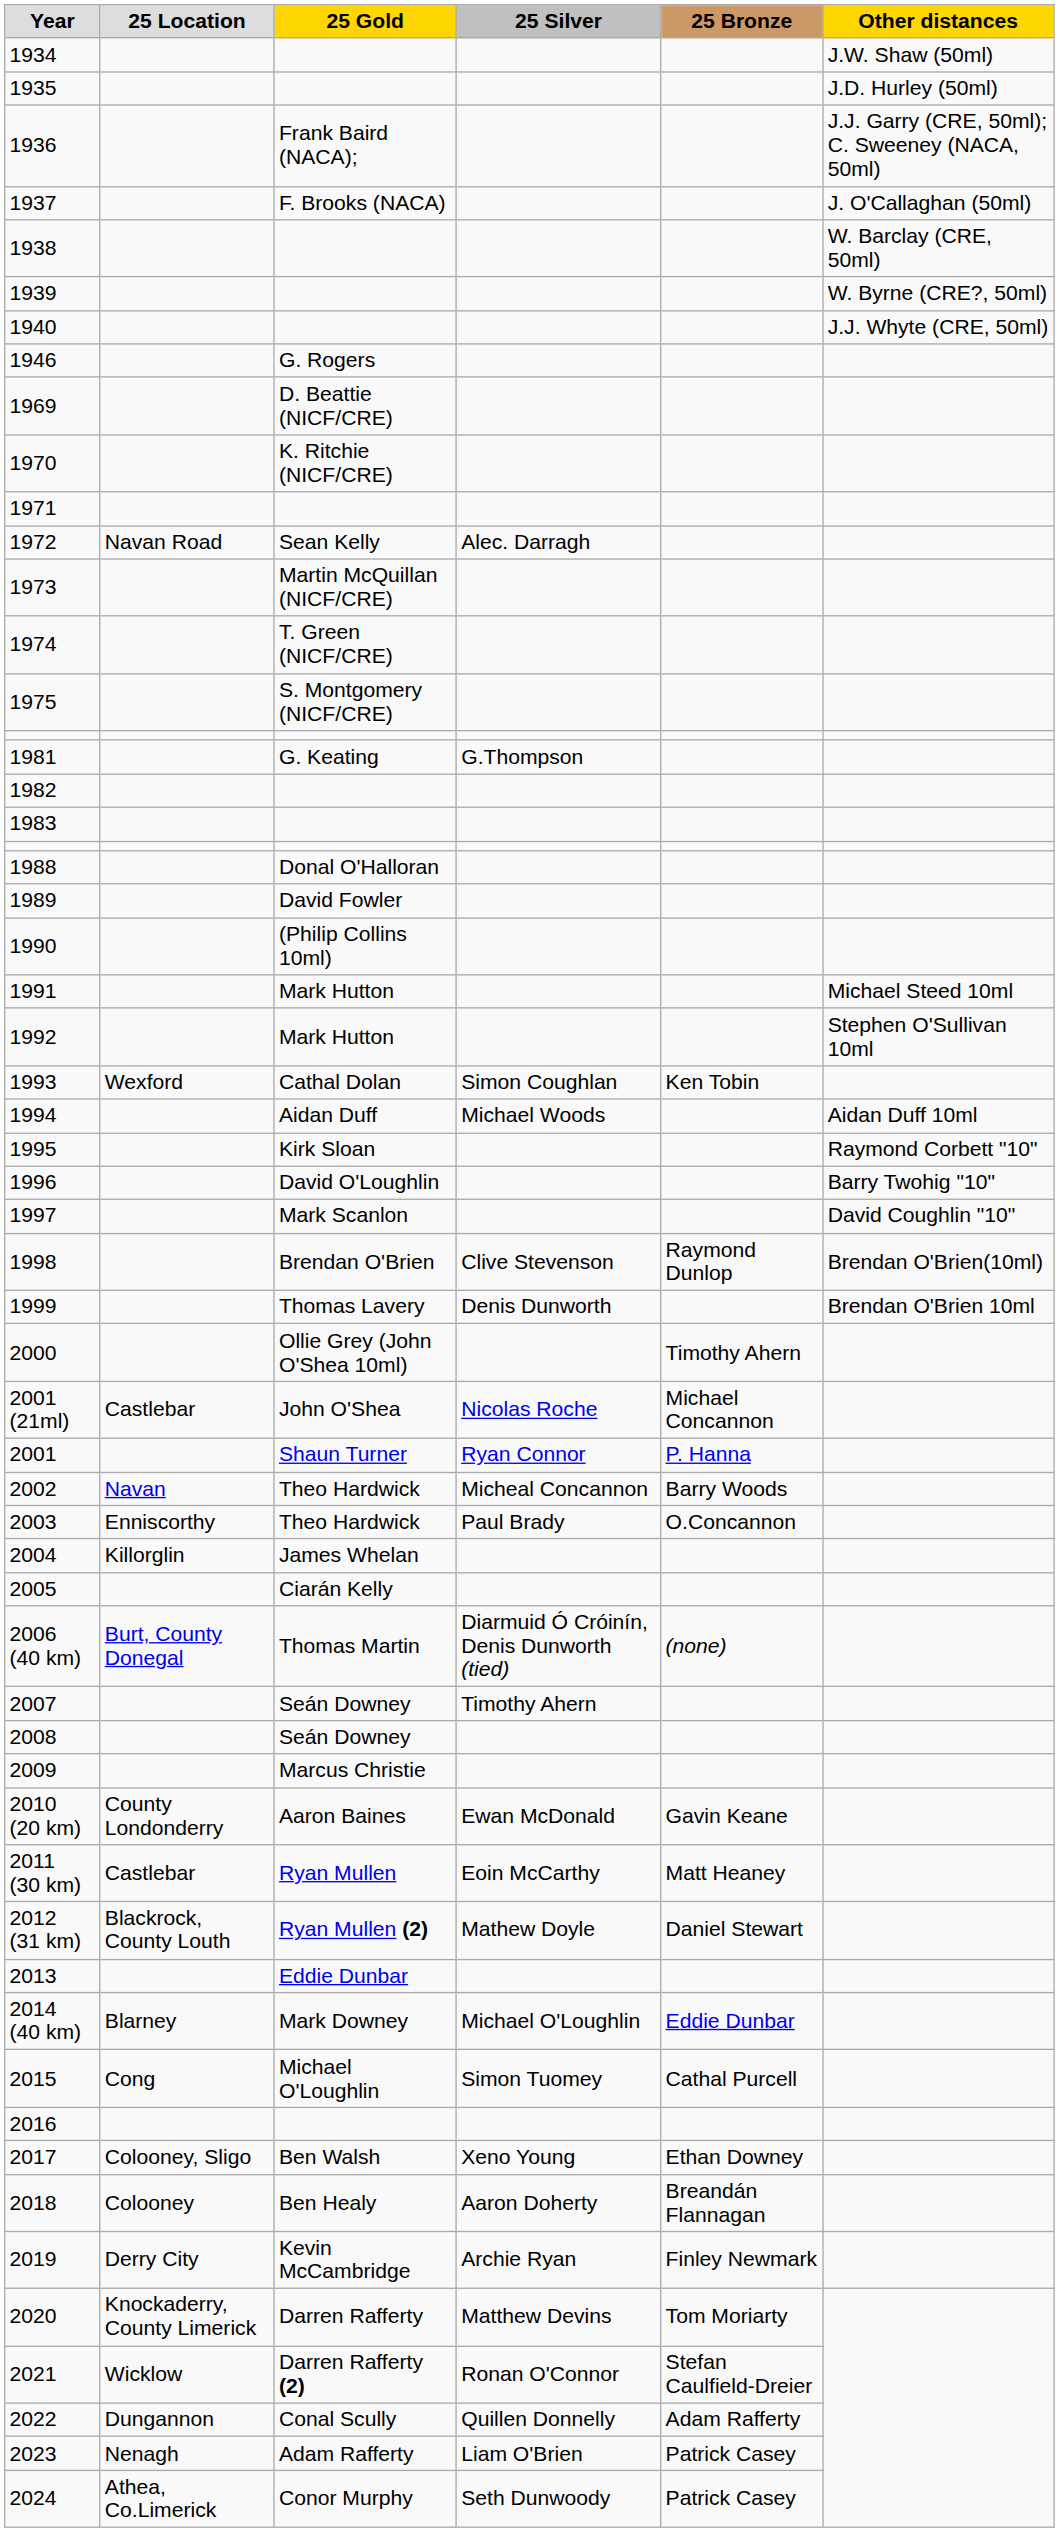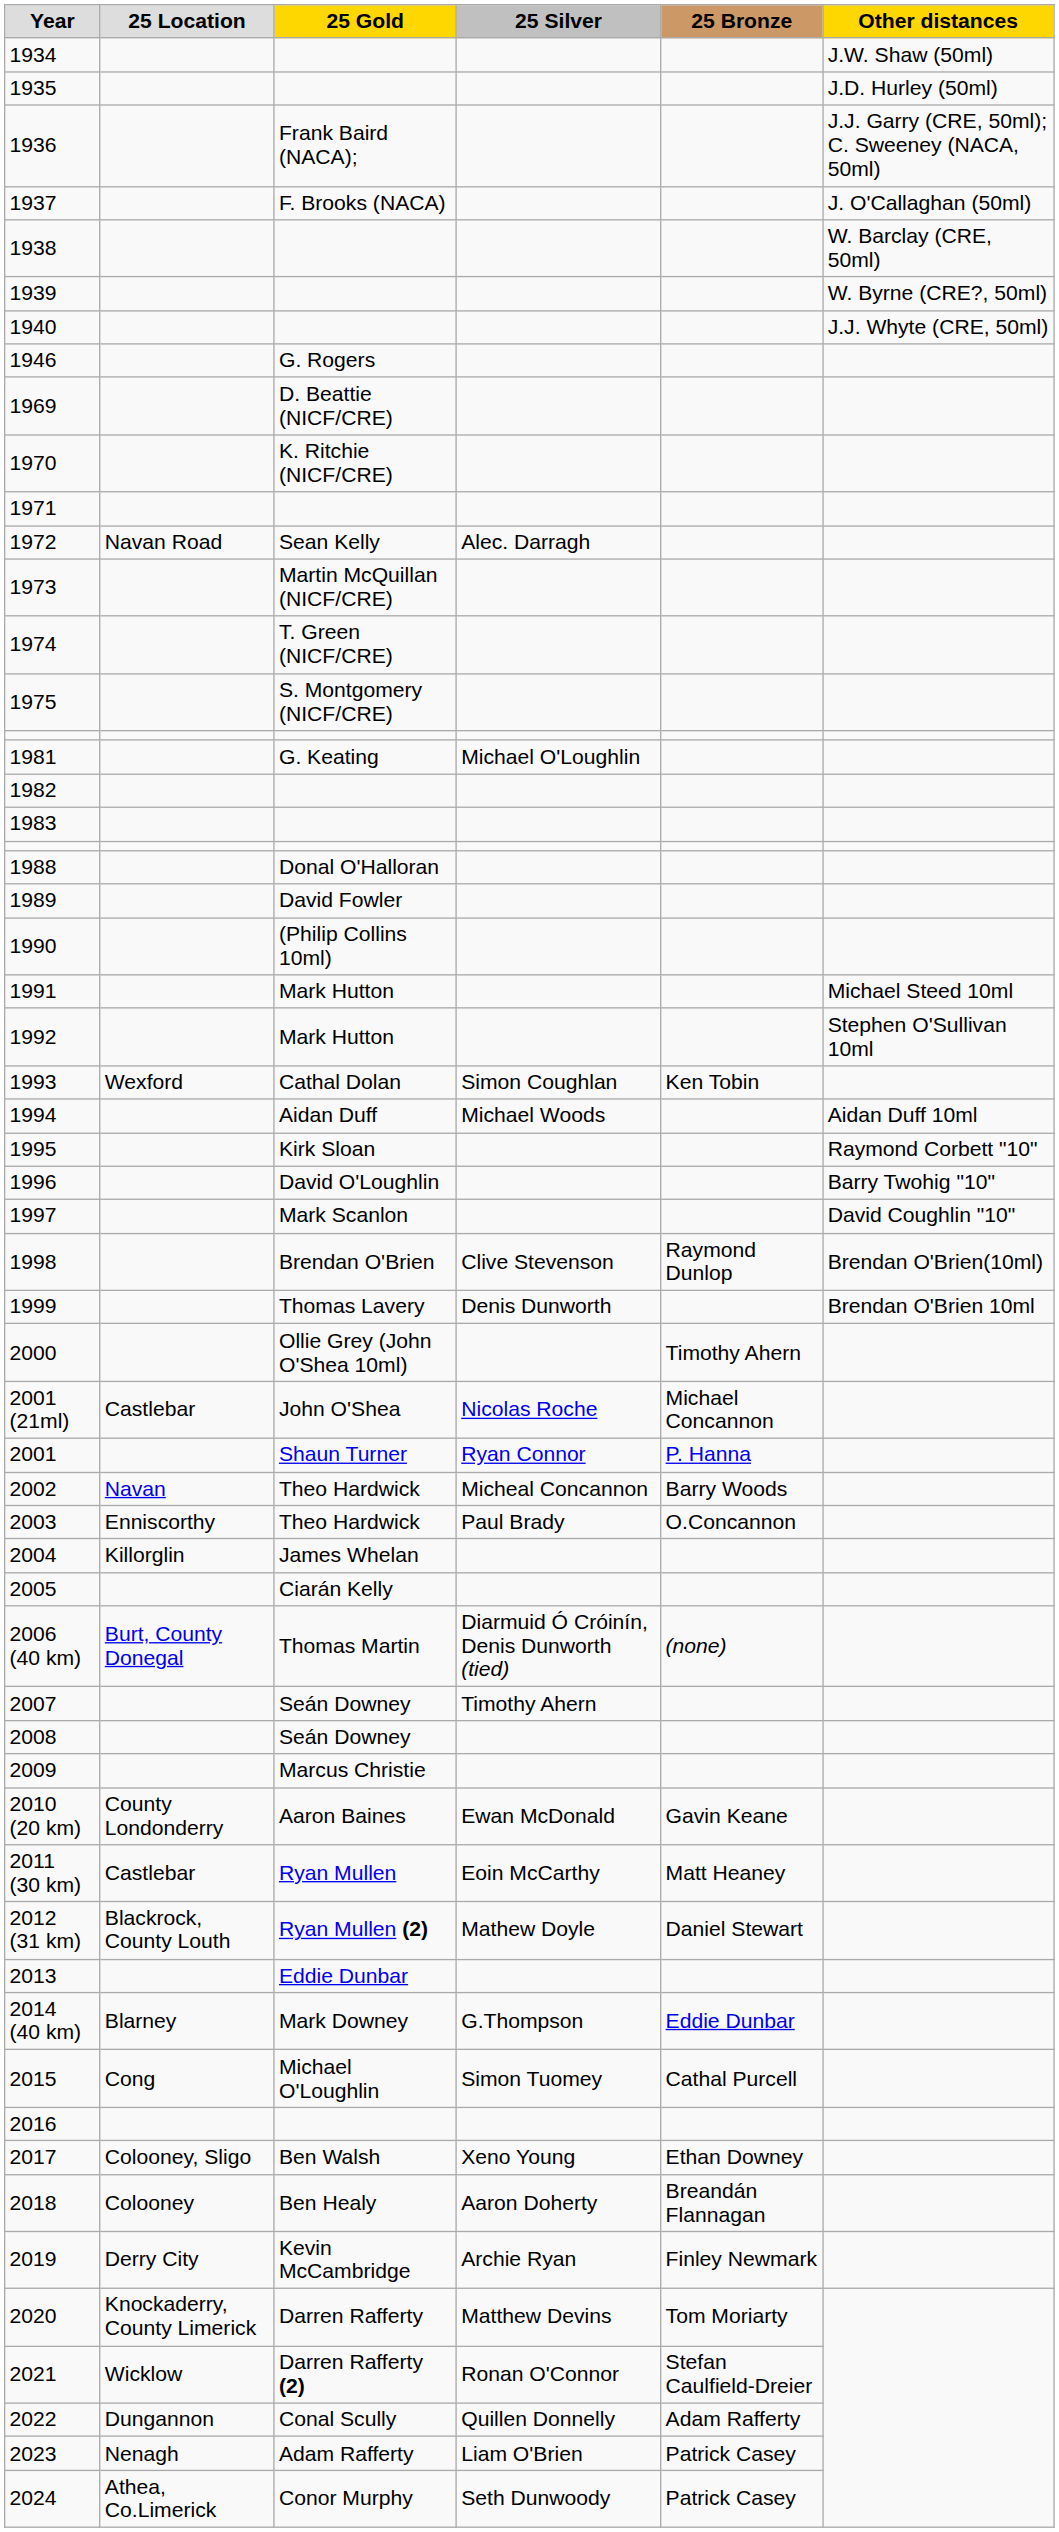(522, 756) G.Thompson -> (551, 756) Michael O'Loughlin
(551, 2021) Michael O'Loughlin -> (522, 2021) G.Thompson
